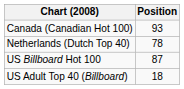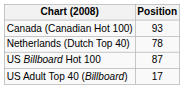(157, 76) 18 -> (157, 76) 17
